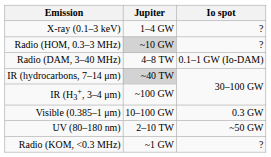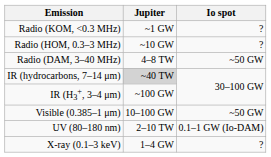rows swapped: (70, 144) <-> (84, 29)
(157, 44) lightgrey background -> (157, 44) no background
(221, 60) 0.1–1 GW (Io-DAM) -> (246, 60) ~50 GW
(248, 112) 0.3 GW -> (246, 112) ~50 GW
(246, 128) ~50 GW -> (221, 128) 0.1–1 GW (Io-DAM)
